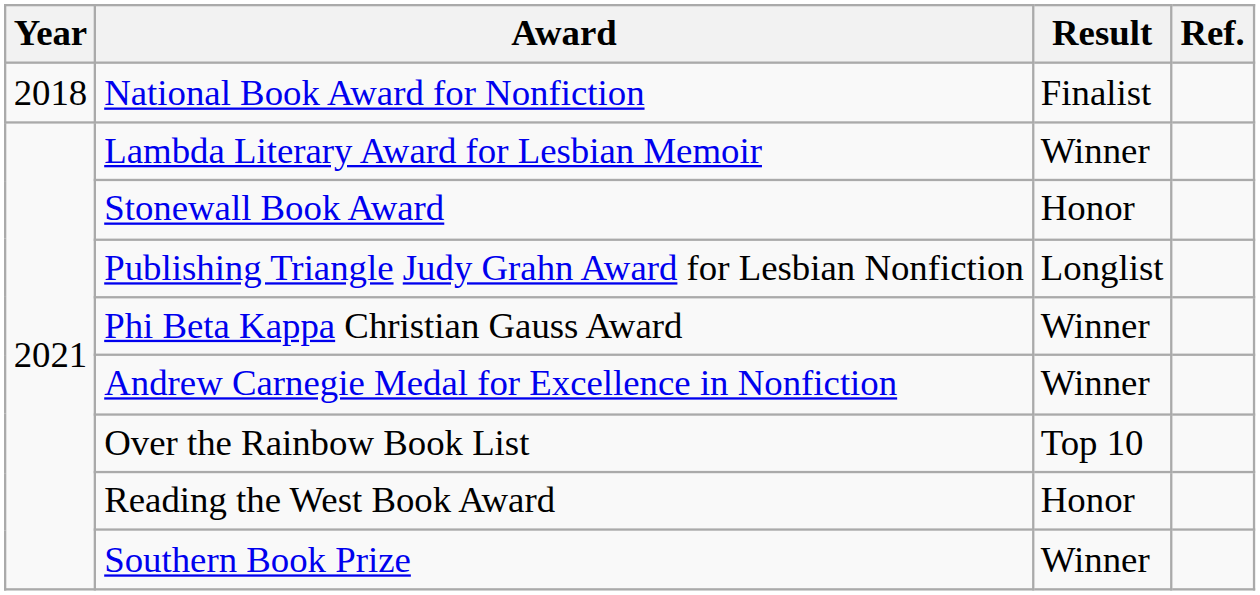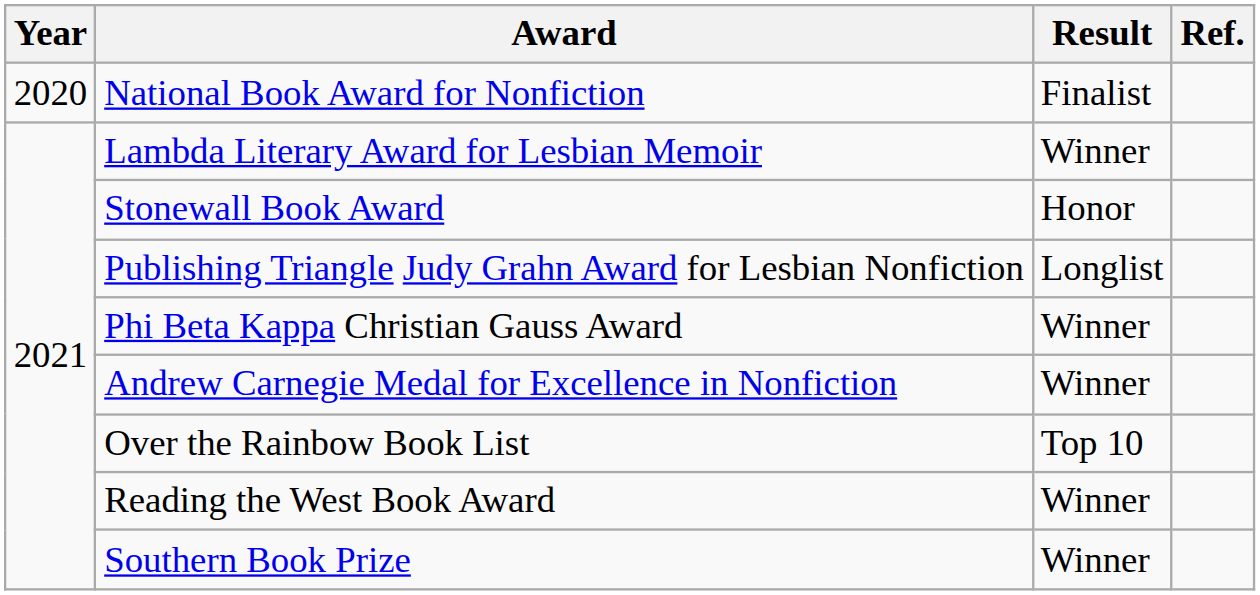(50, 92) 2018 -> (50, 92) 2020
(1088, 500) Honor -> (1095, 500) Winner
